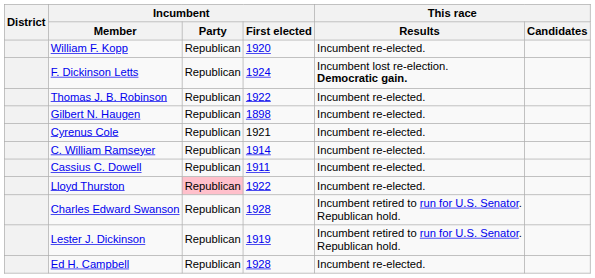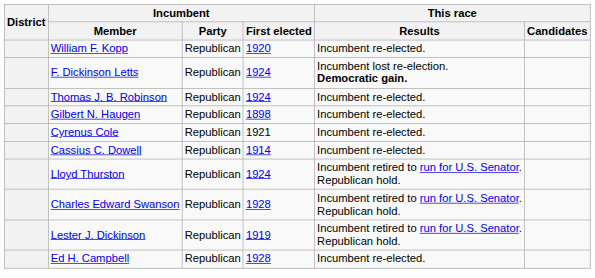(258, 97) 1922 -> (258, 97) 1924
- row: (103, 150)
(258, 168) 1911 -> (258, 150) 1914
(213, 185) pink background -> (213, 174) no background
(258, 185) 1922 -> (258, 174) 1924
(371, 185) Incumbent re-elected. -> (419, 174) Incumbent retired to run for U.S. Senator. Republican hold.
